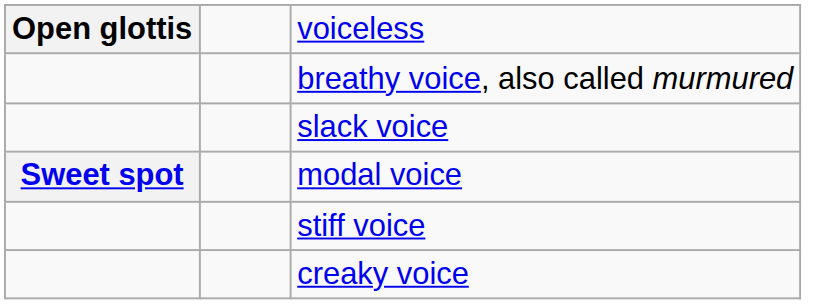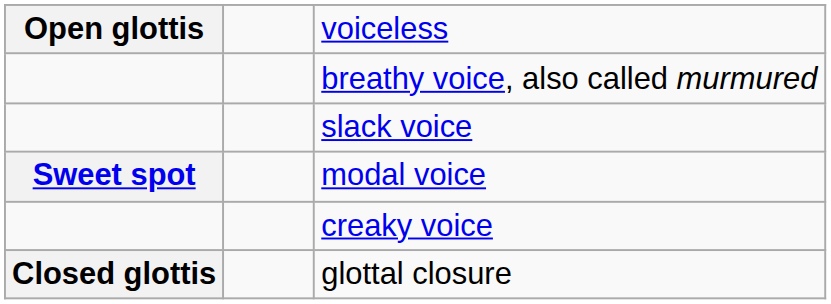- row: (361, 224)
+ row: (417, 273)
